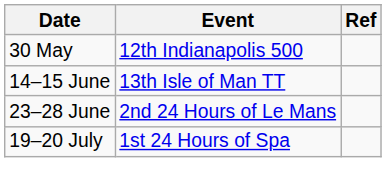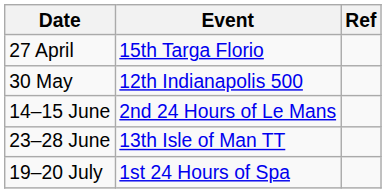+ row: (41, 50)
(202, 80) 13th Isle of Man TT -> (228, 111) 2nd 24 Hours of Le Mans
(228, 111) 2nd 24 Hours of Le Mans -> (202, 141) 13th Isle of Man TT
